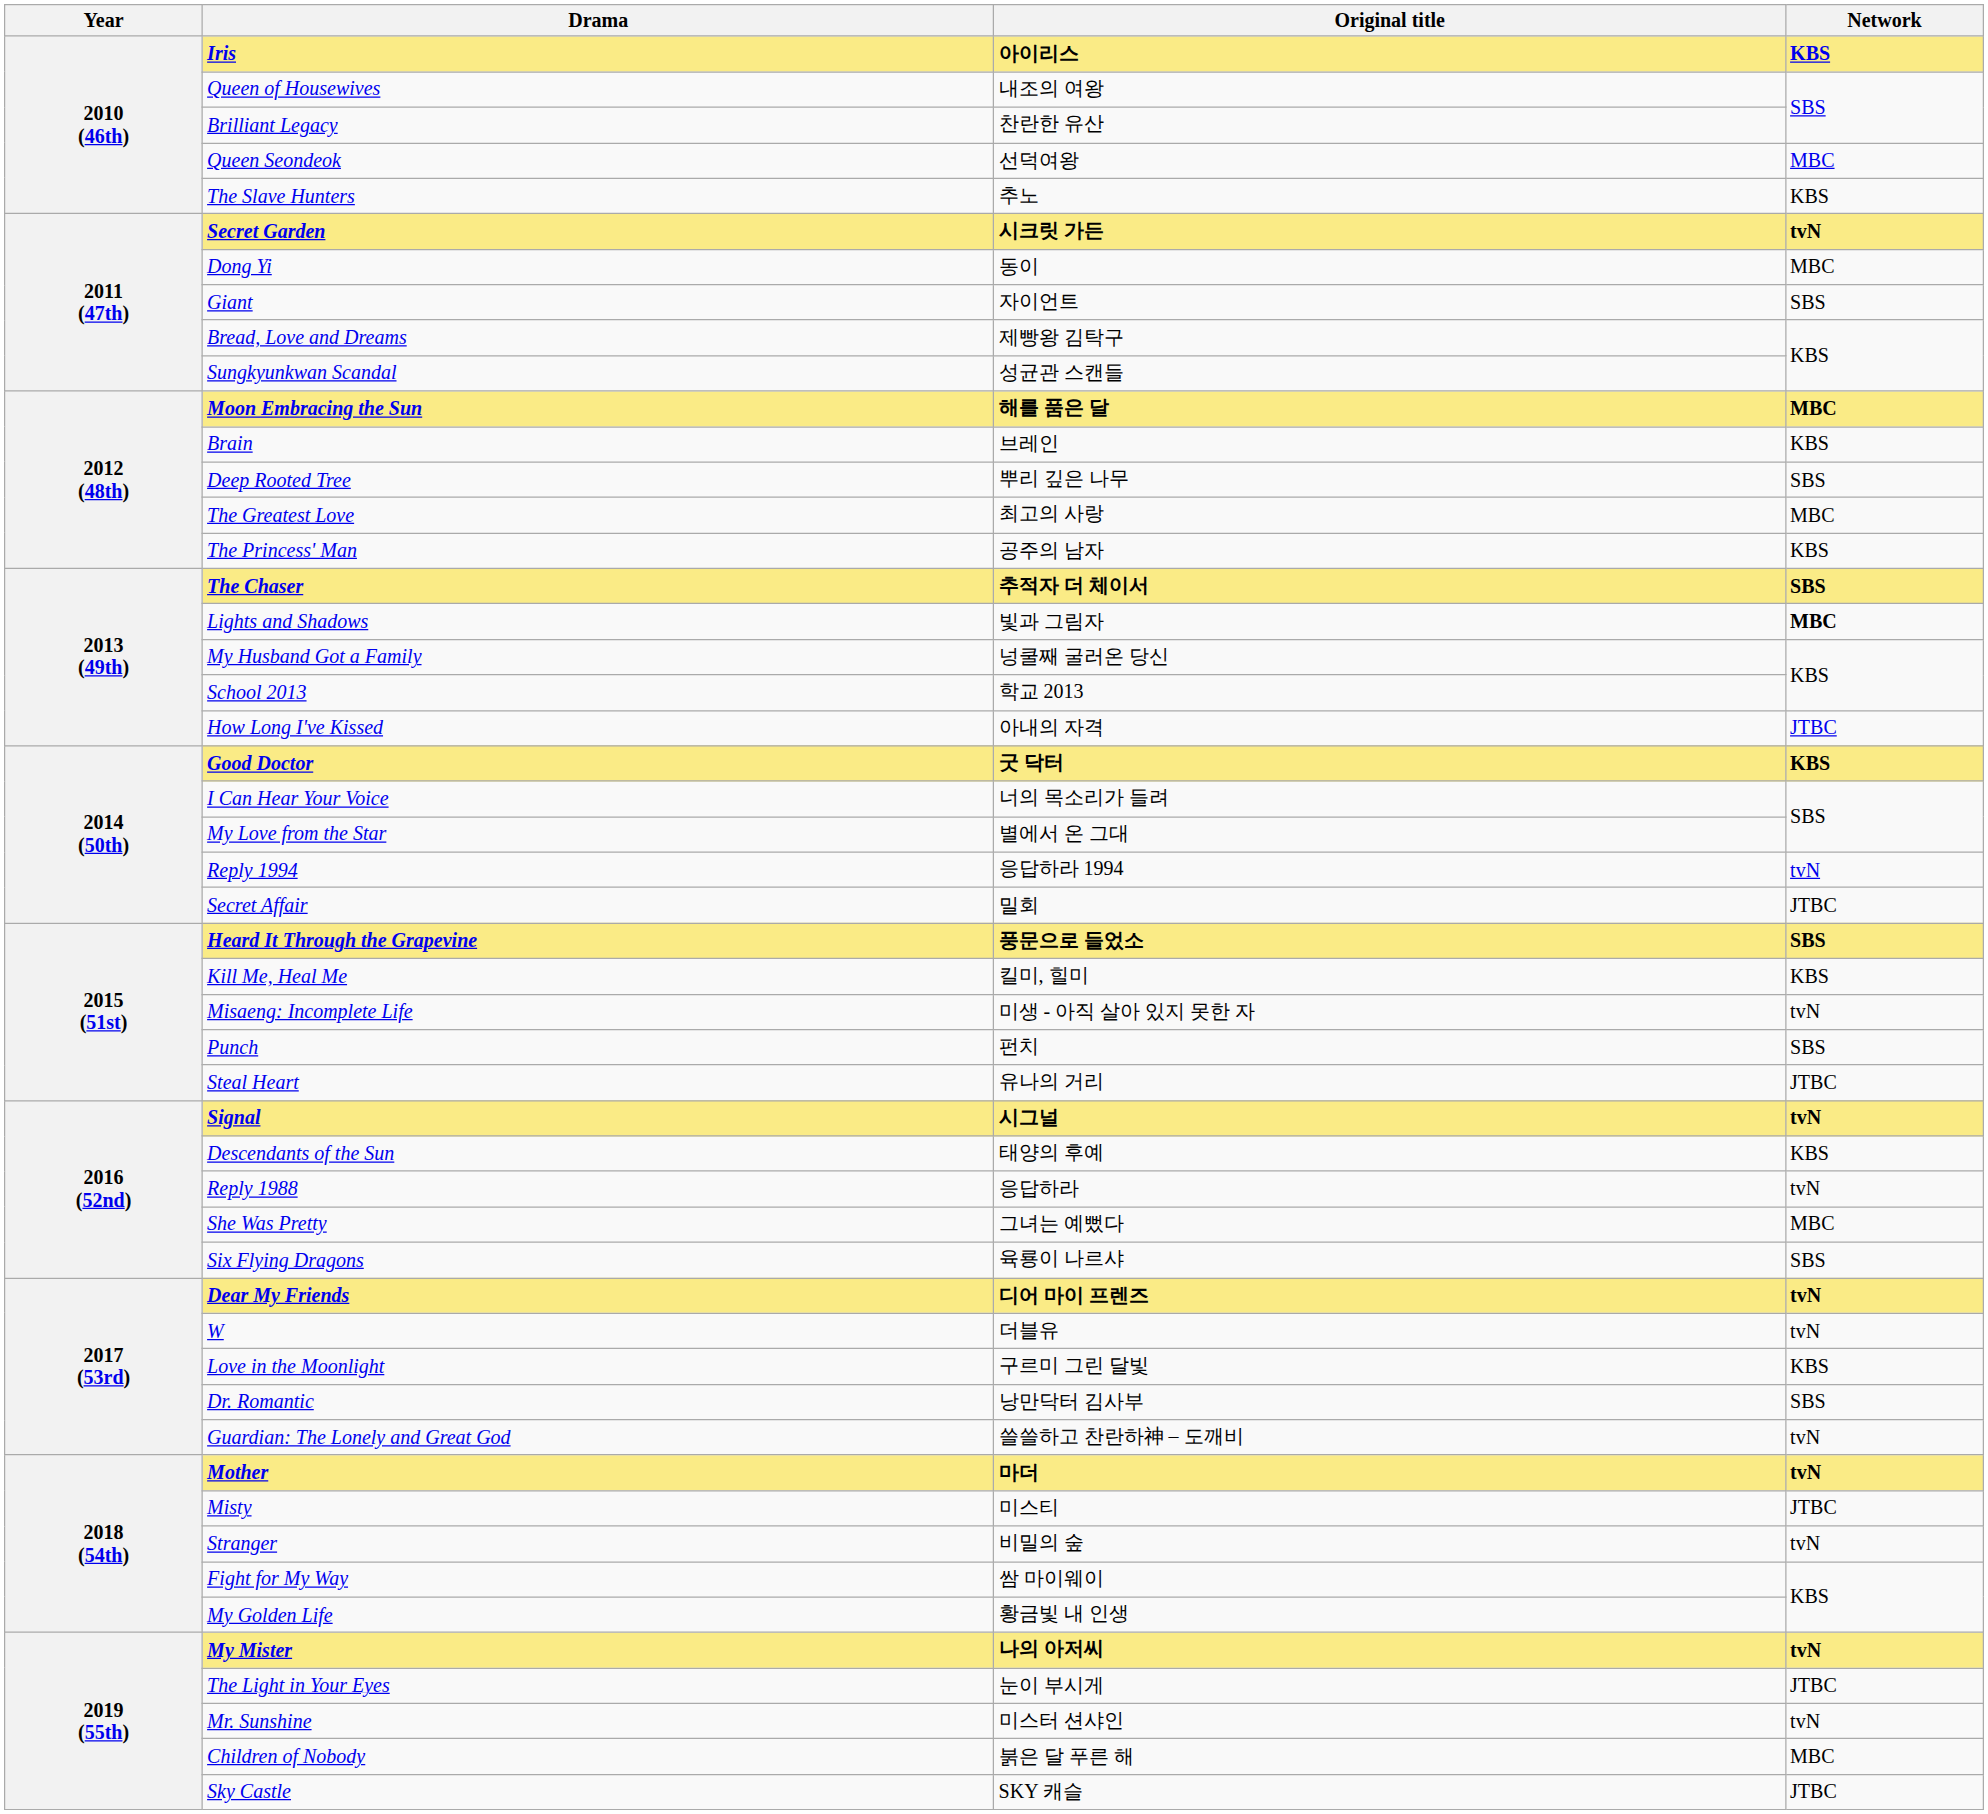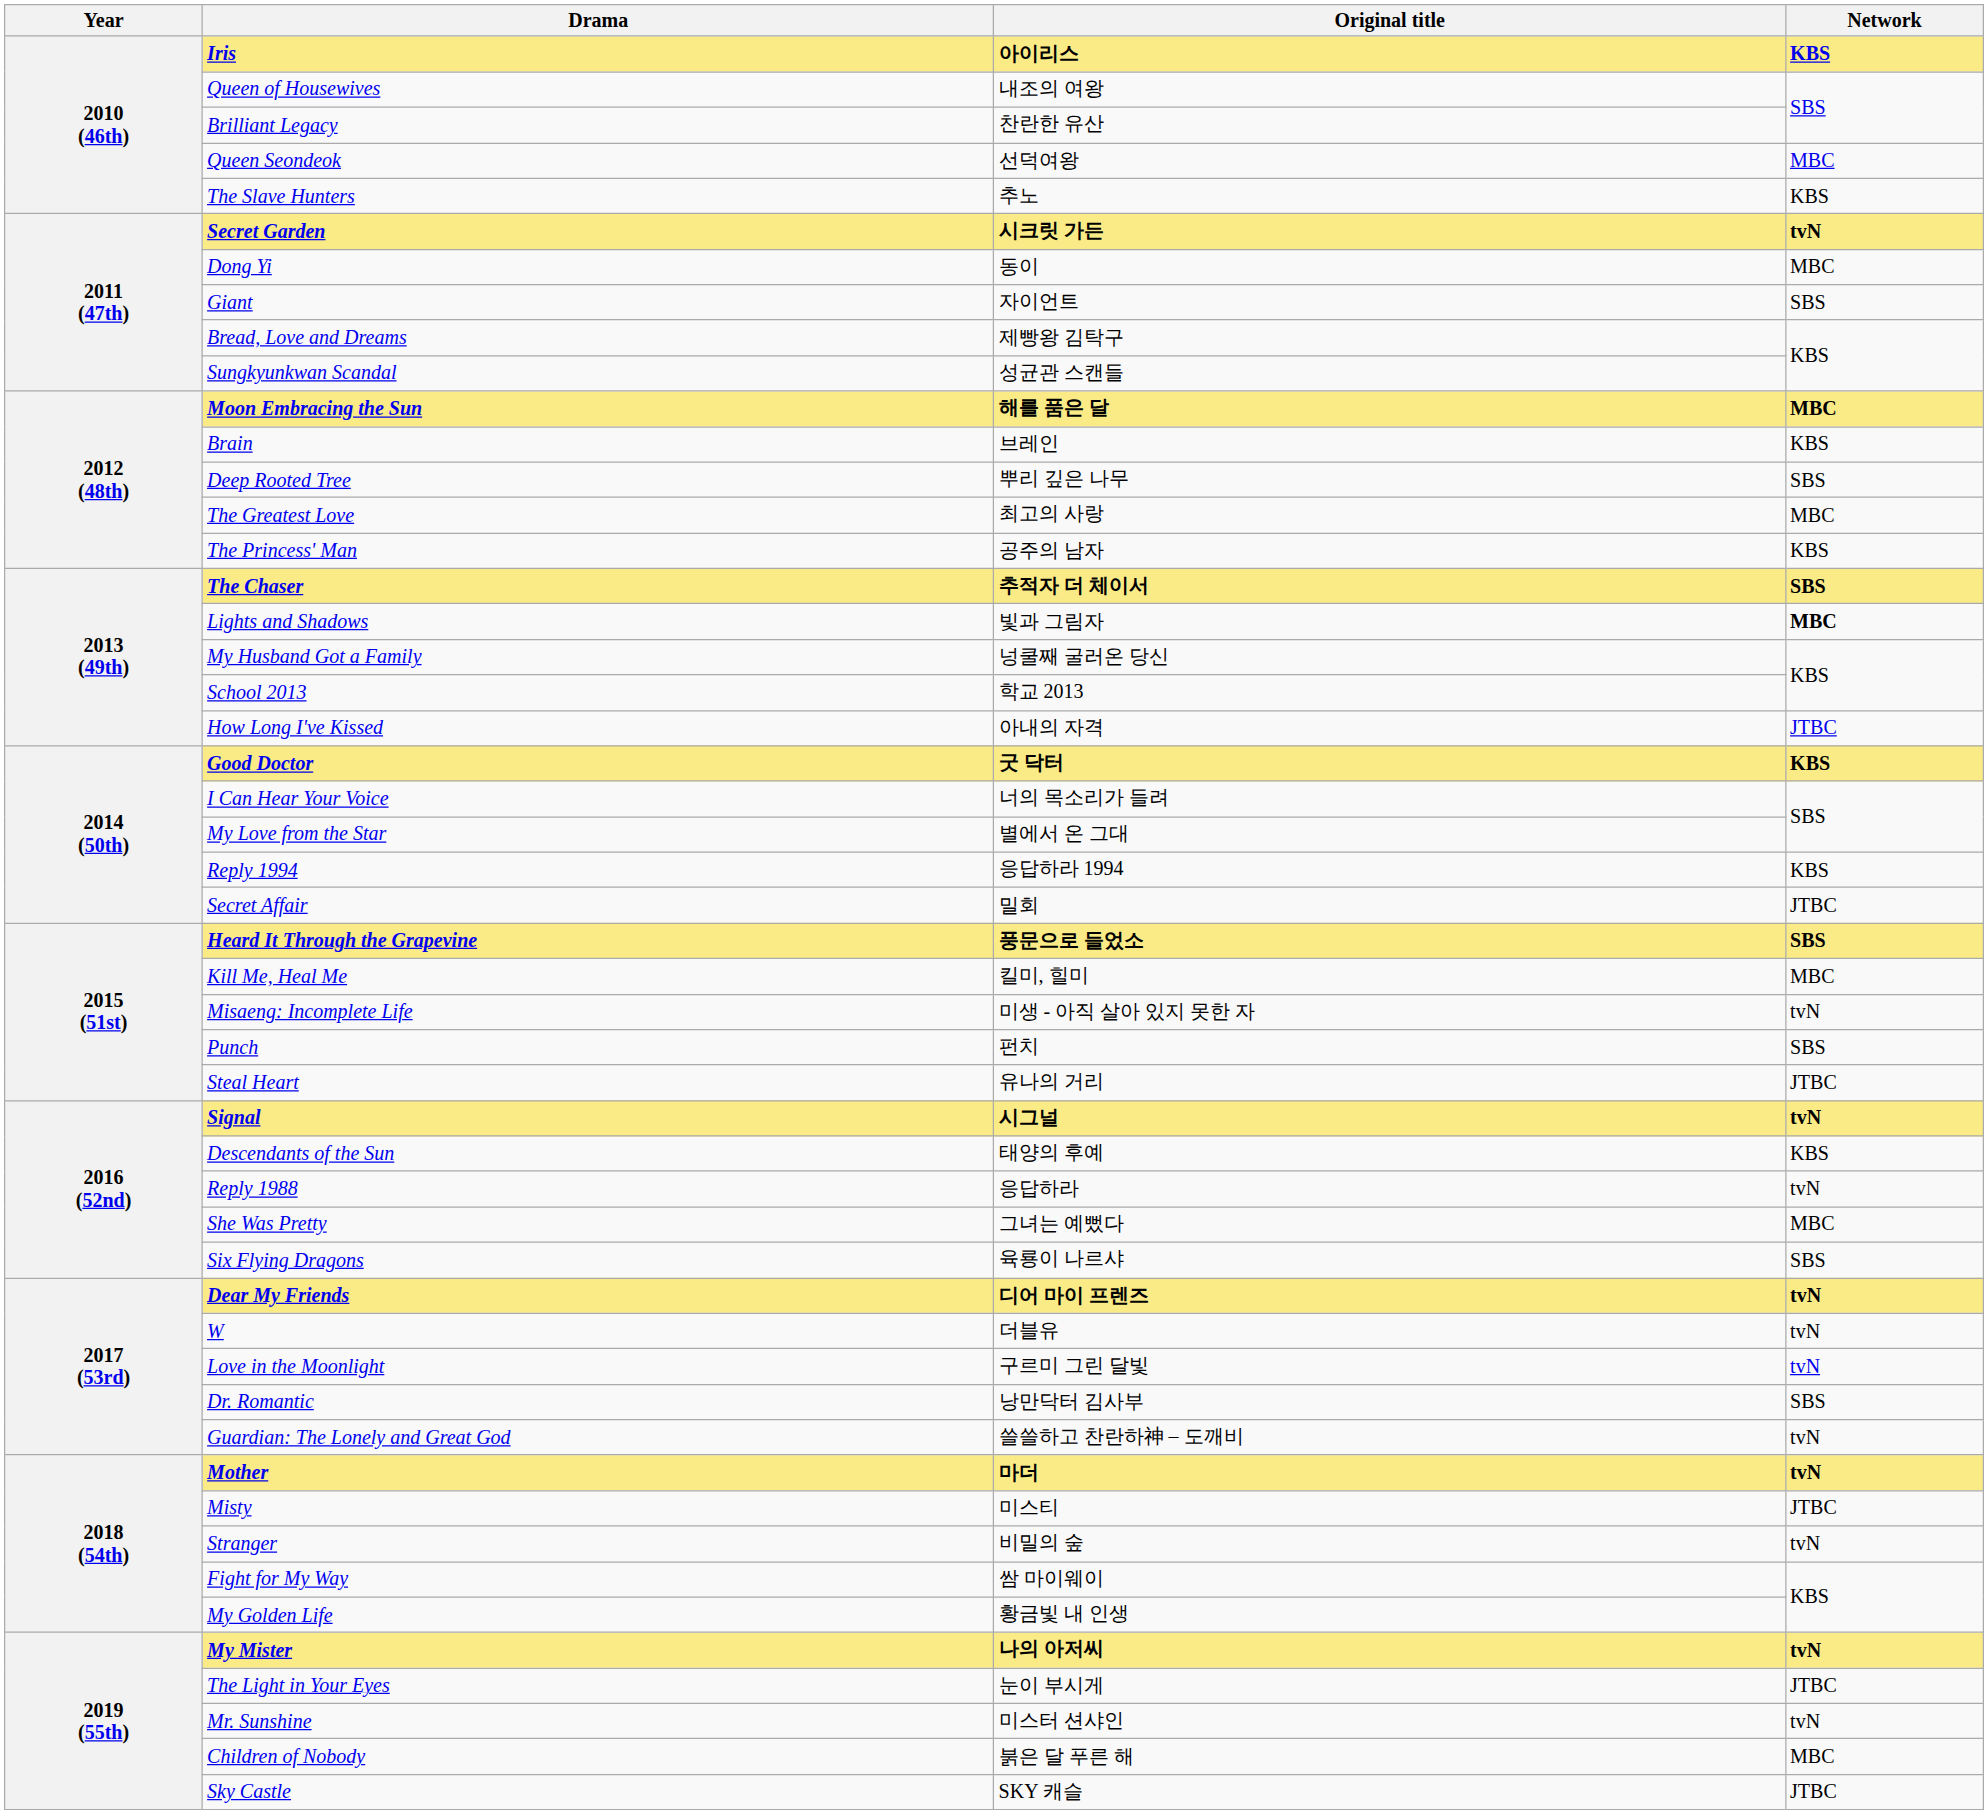(1805, 869) tvN -> (1810, 869) KBS
(1810, 976) KBS -> (1812, 976) MBC
(1810, 1366) KBS -> (1805, 1366) tvN
